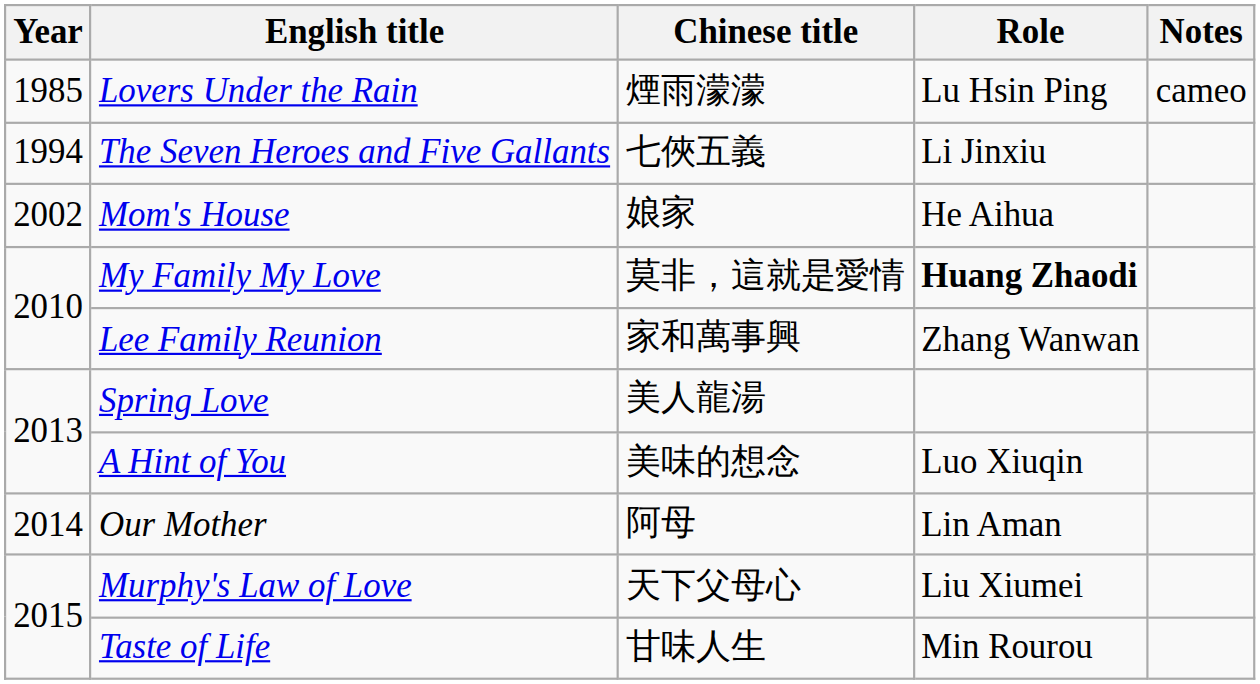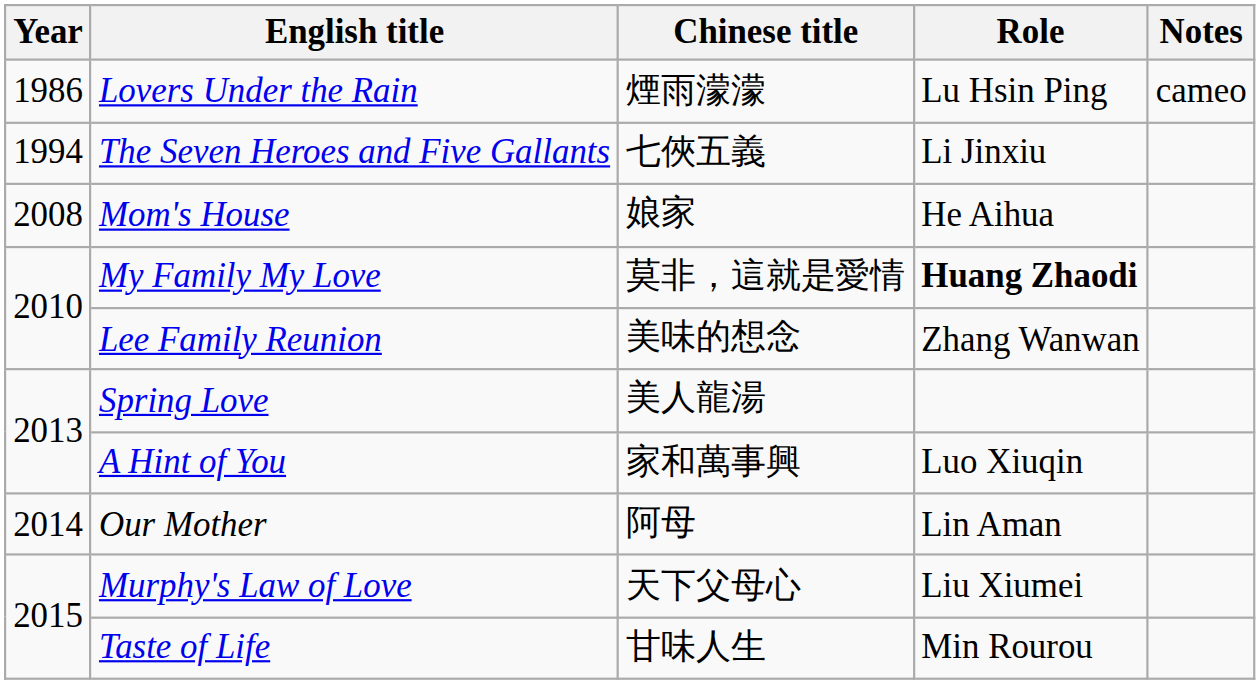(48, 90) 1985 -> (48, 90) 1986
(48, 214) 2002 -> (48, 214) 2008
(713, 337) 家和萬事興 -> (713, 337) 美味的想念
(713, 460) 美味的想念 -> (713, 460) 家和萬事興
